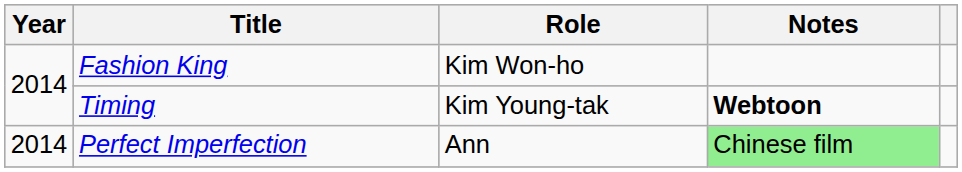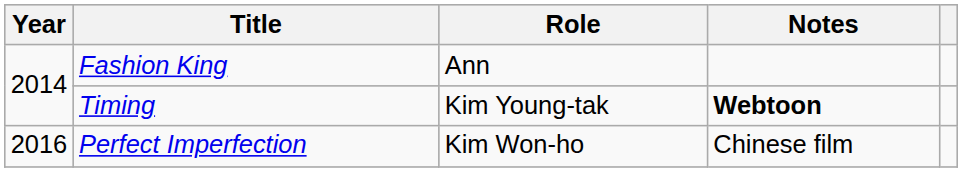(514, 65) Kim Won-ho -> (467, 65) Ann
(39, 145) 2014 -> (39, 145) 2016
(467, 145) Ann -> (514, 145) Kim Won-ho
(783, 145) lightgreen background -> (783, 145) no background
